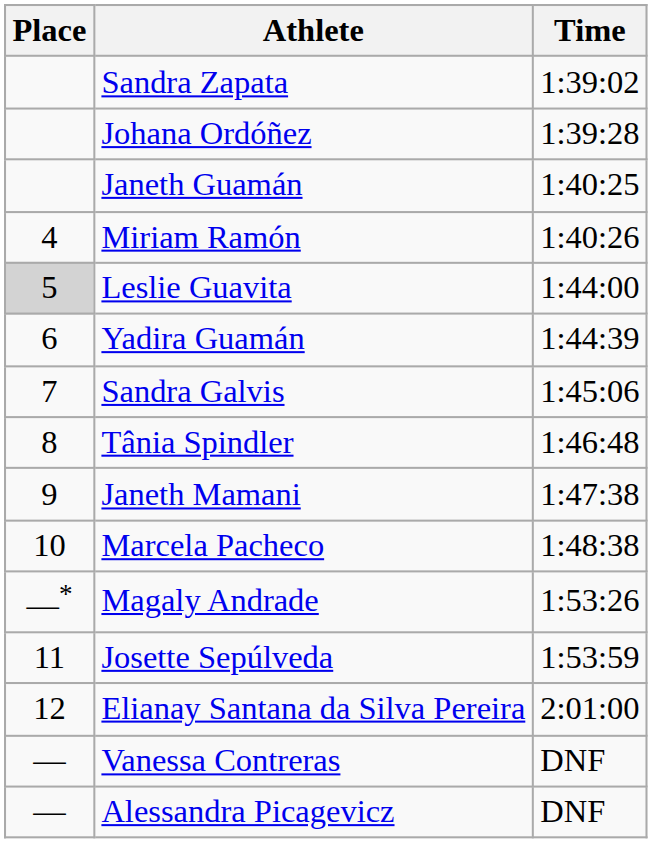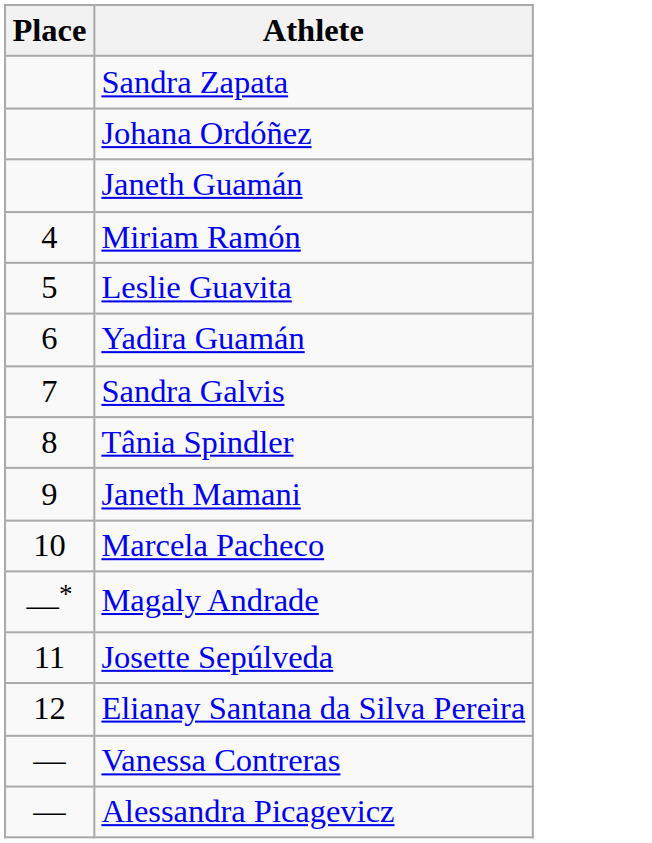- column: (590, 30)
(49, 287) lightgrey background -> (49, 287) no background
